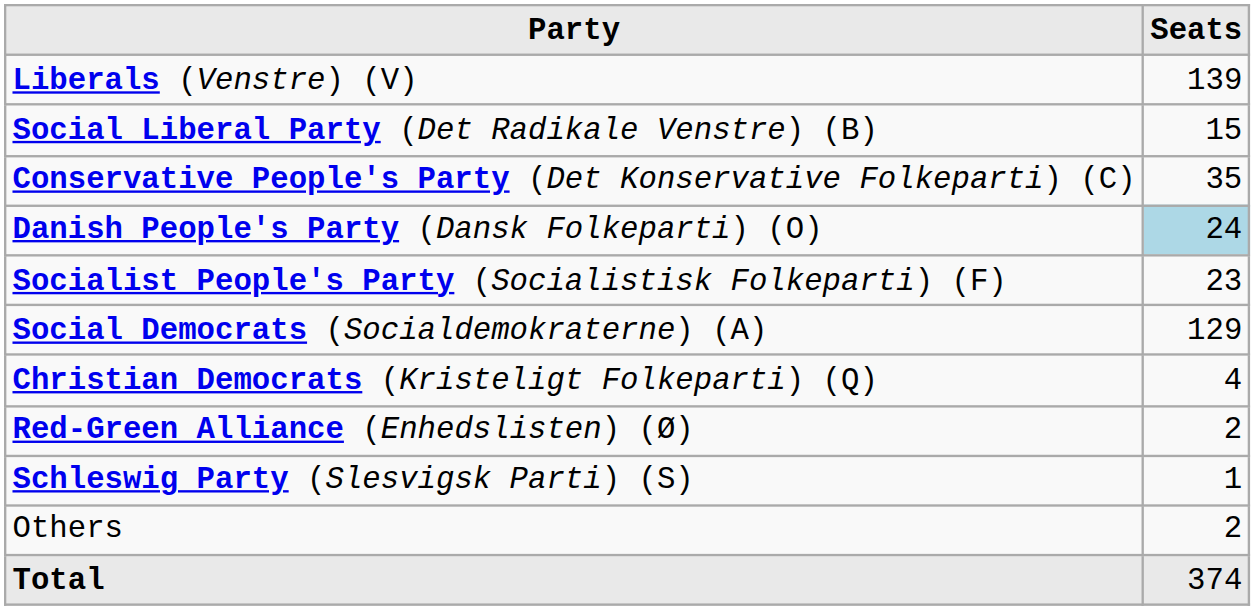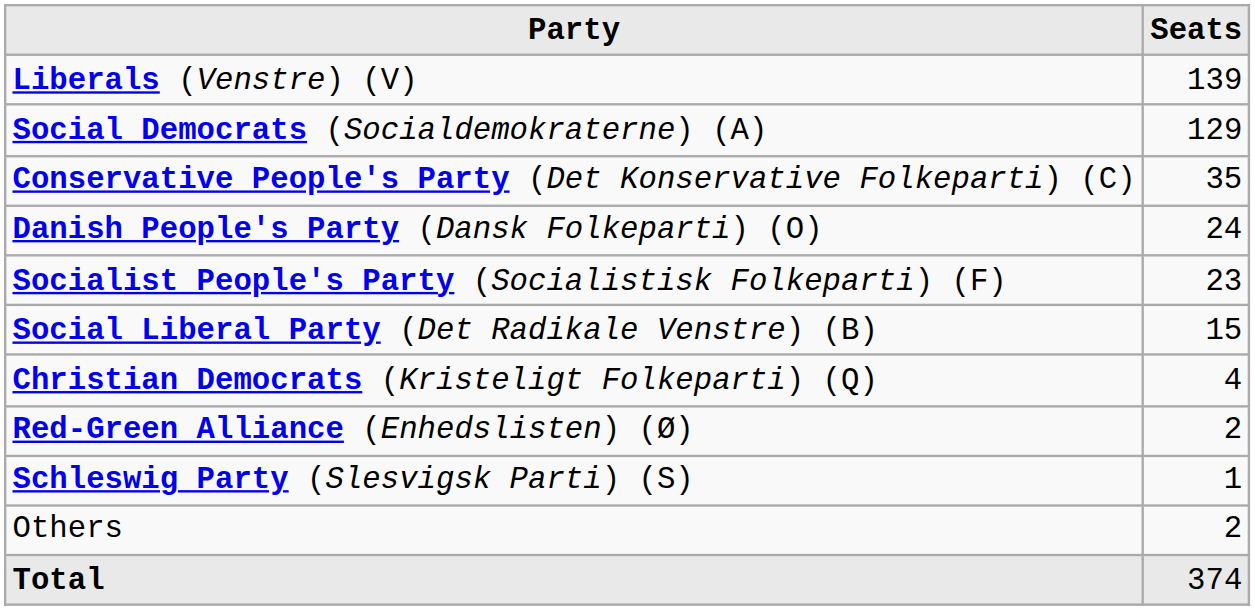rows swapped: (390, 330) <-> (445, 130)
(1224, 230) lightblue background -> (1224, 230) no background
